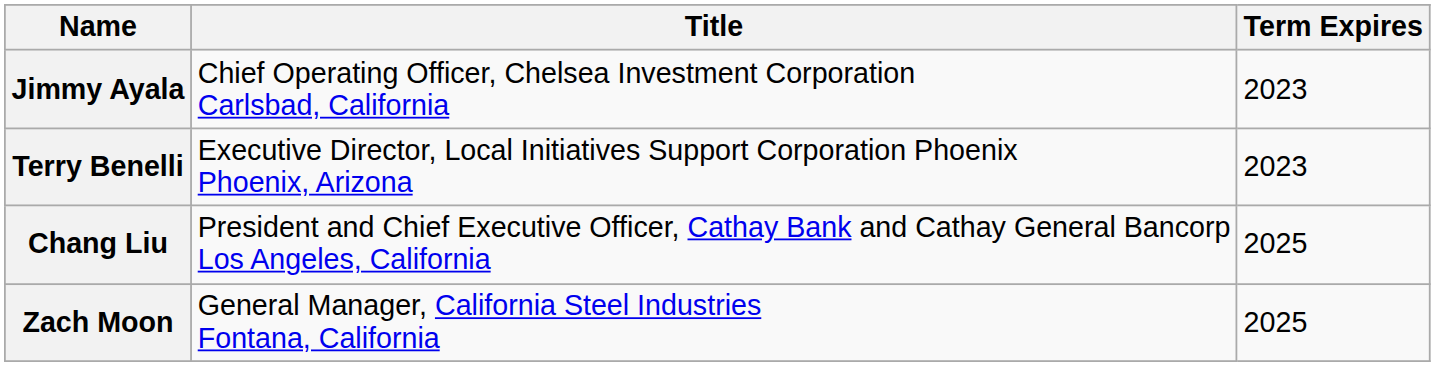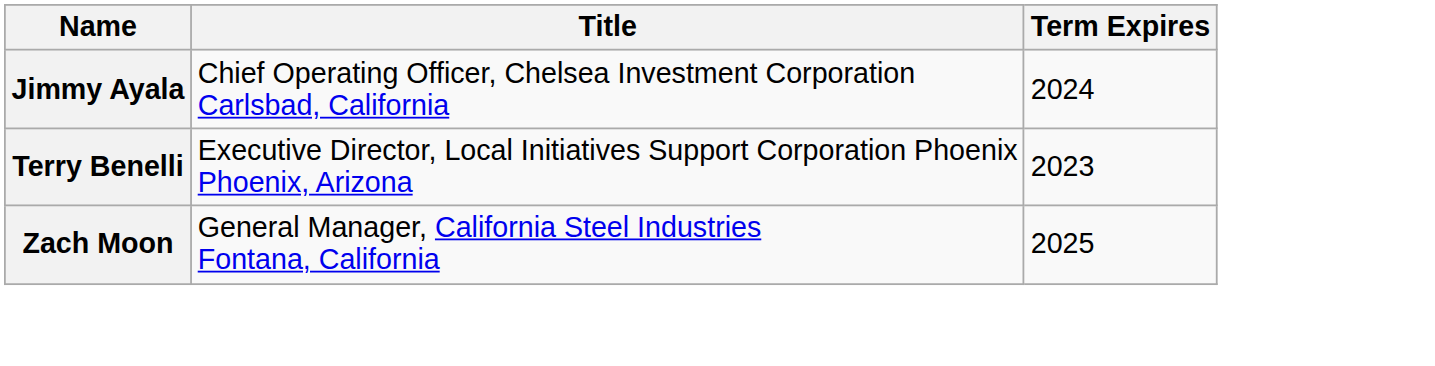(1275, 88) 2023 -> (1063, 88) 2024
- row: (98, 244)
